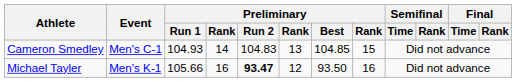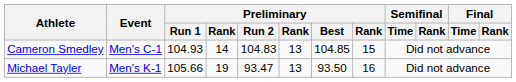(222, 68) 16 -> (222, 68) 19
(259, 68) bold -> (259, 68) normal
(295, 68) 12 -> (295, 68) 13
